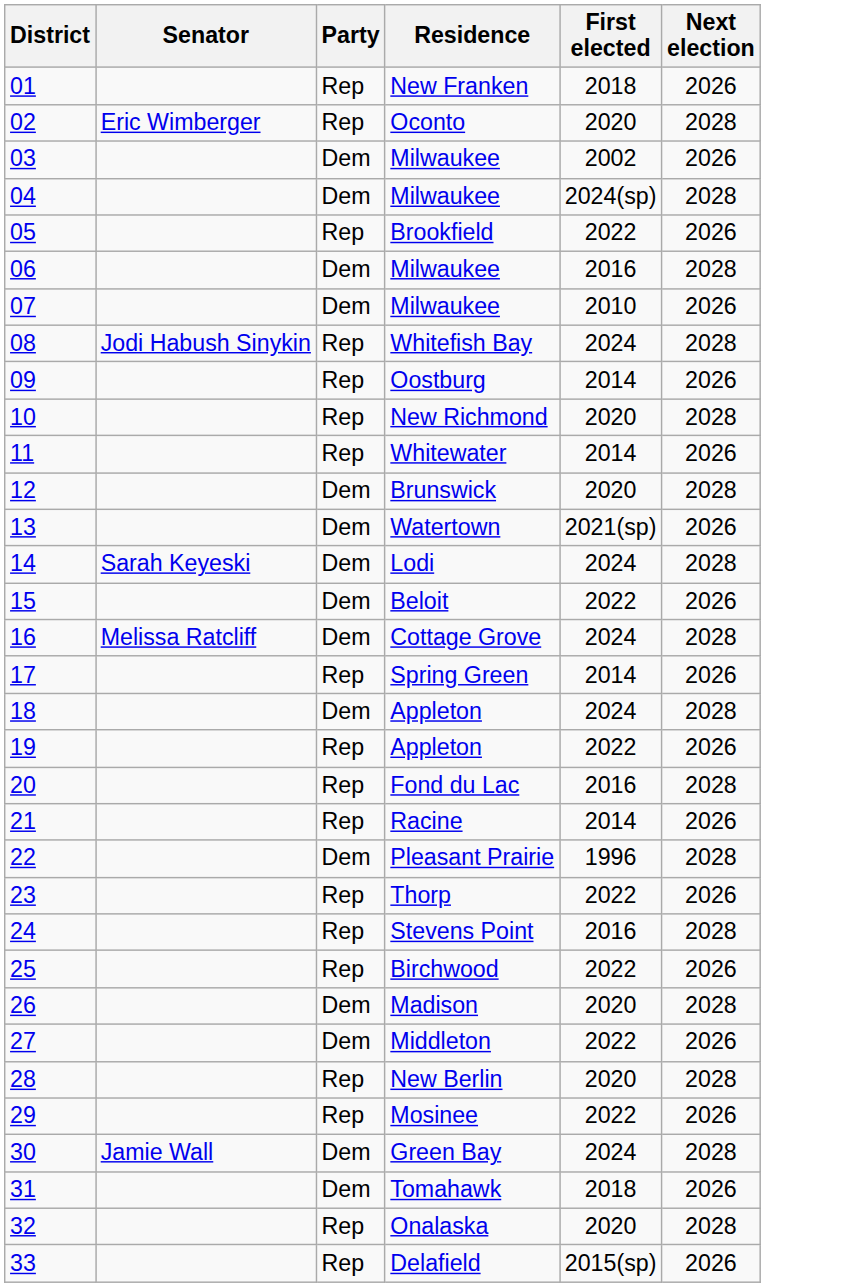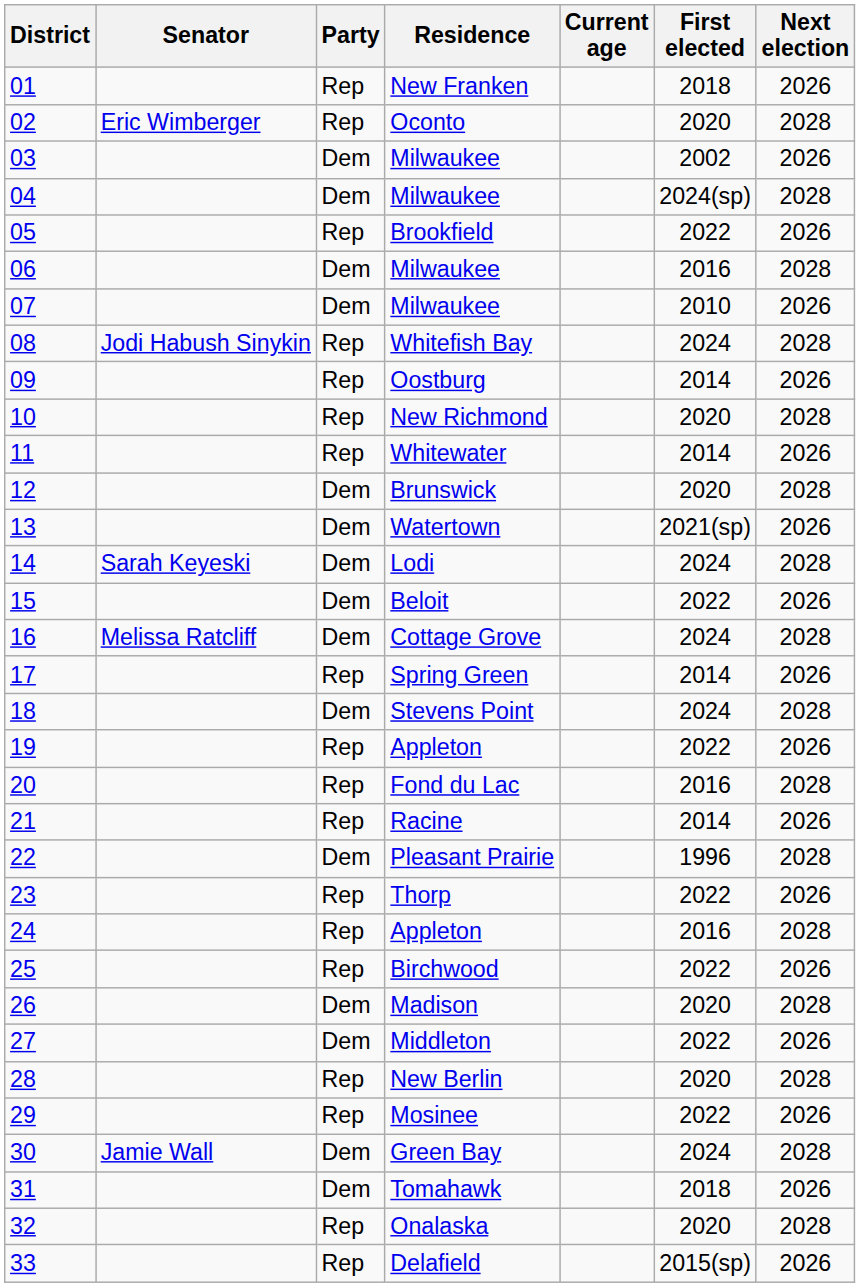+ column: (607, 35)
(436, 711) Appleton -> (462, 711) Stevens Point
(462, 932) Stevens Point -> (436, 932) Appleton
